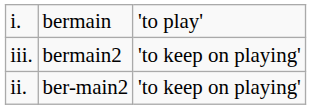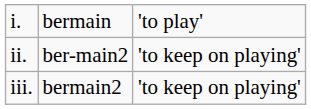rows swapped: (19, 87) <-> (22, 54)
